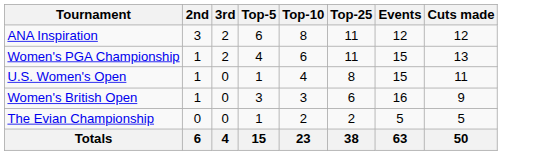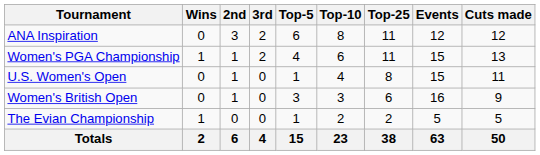+ column: (201, 14)
